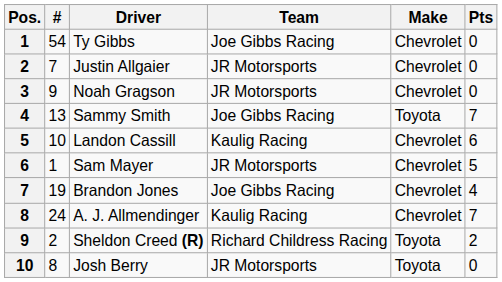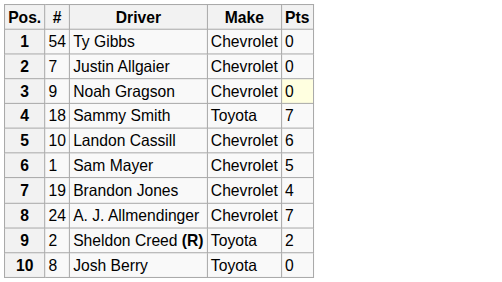- column: (299, 17)
(473, 91) no background -> (289, 91) lightyellow background
(57, 116) 13 -> (57, 116) 18
